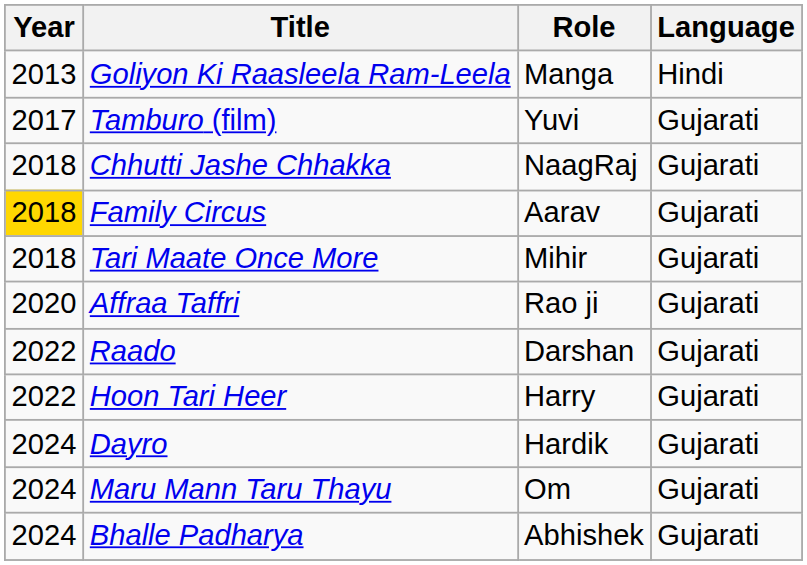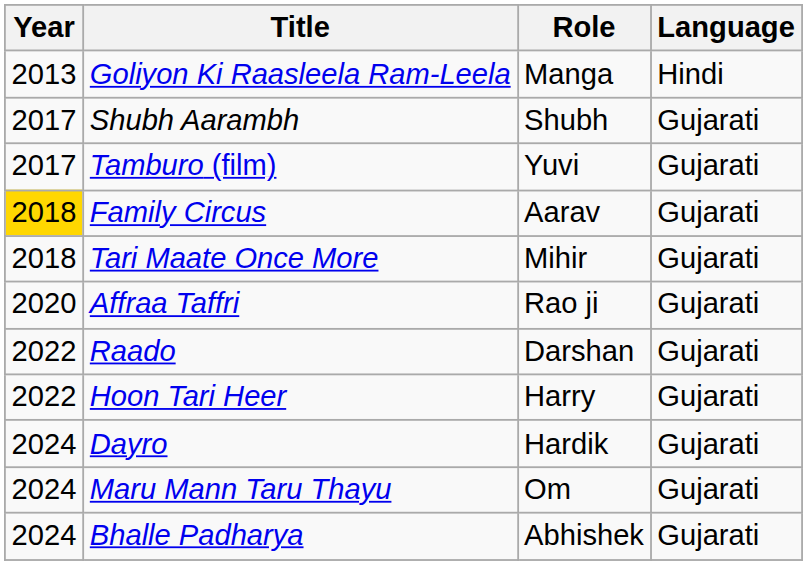+ row: (195, 119)
- row: (240, 166)
